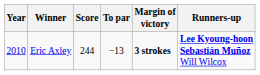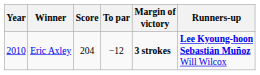(87, 51) 244 -> (87, 51) 204
(116, 51) −13 -> (116, 51) −12
